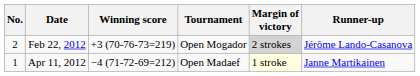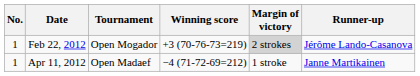columns swapped: (213, 20) <-> (133, 20)
(15, 44) 2 -> (15, 44) 1
(269, 62) lightyellow background -> (269, 62) no background
